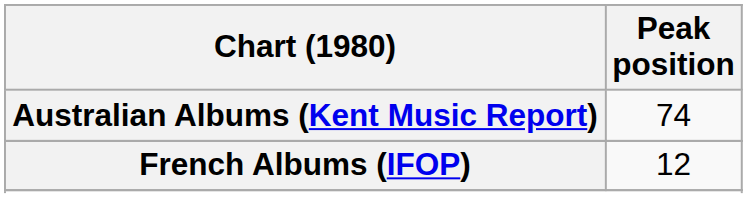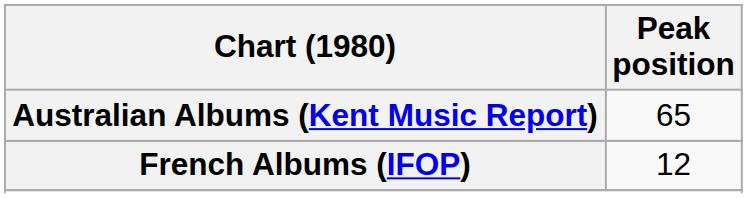(674, 114) 74 -> (674, 114) 65
